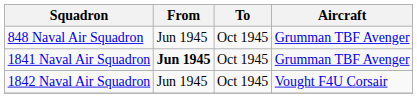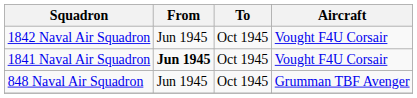rows swapped: (75, 37) <-> (79, 81)
(342, 59) Grumman TBF Avenger -> (331, 59) Vought F4U Corsair
